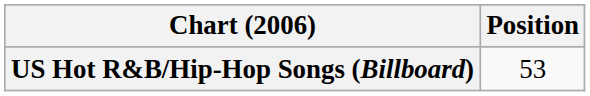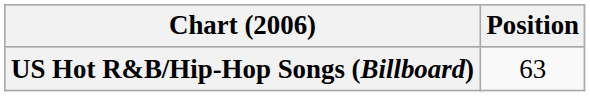(533, 68) 53 -> (533, 68) 63
